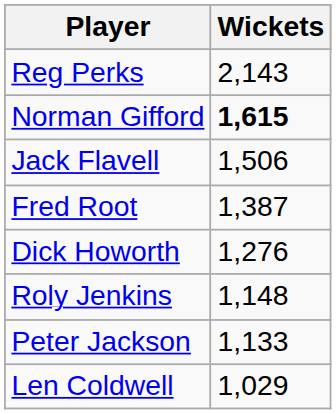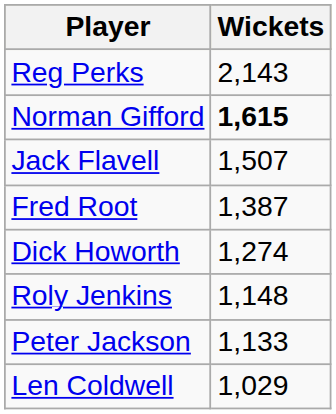(253, 161) 1,506 -> (253, 161) 1,507
(253, 251) 1,276 -> (253, 251) 1,274
